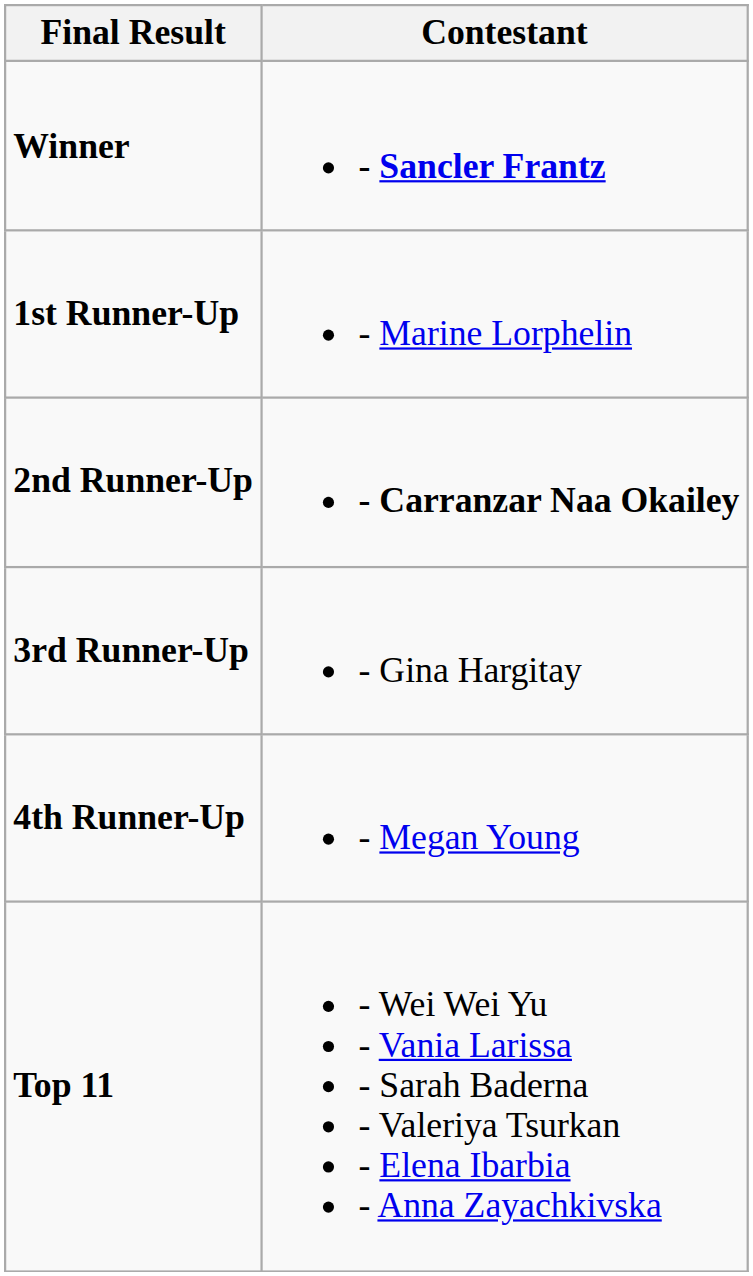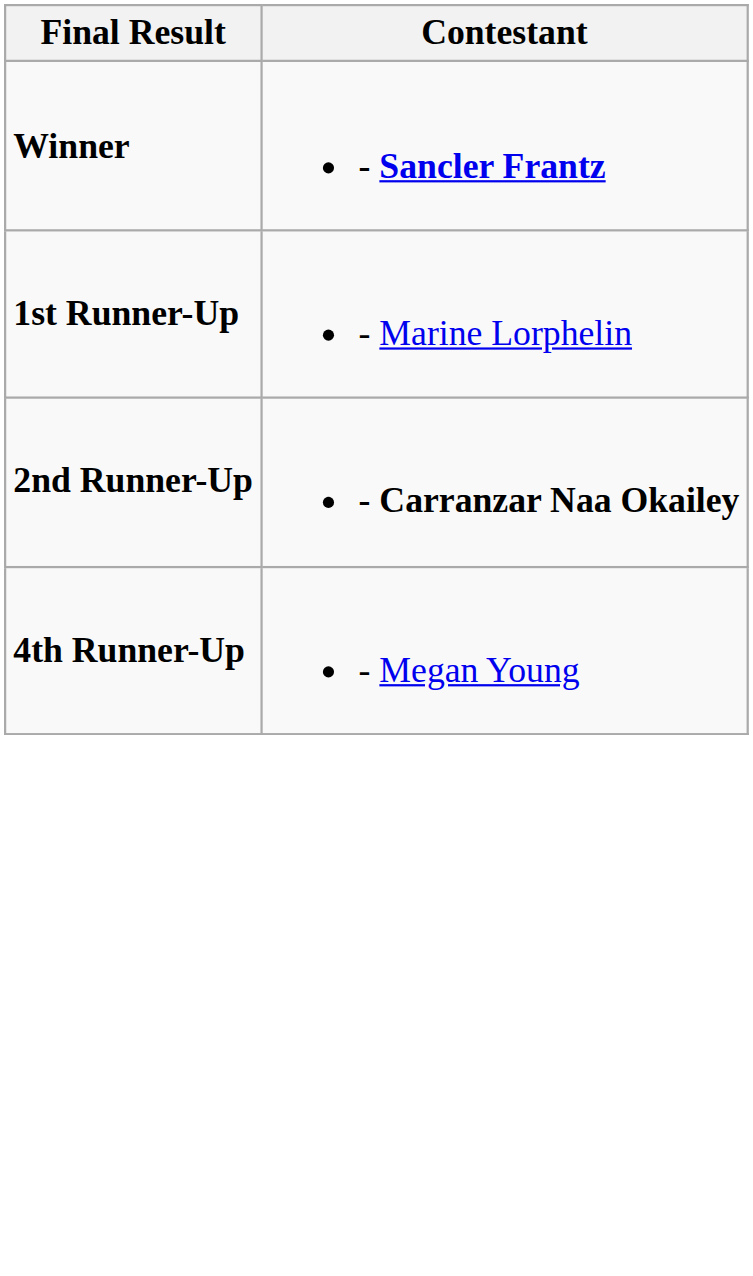- row: (131, 649)
- row: (64, 1085)
